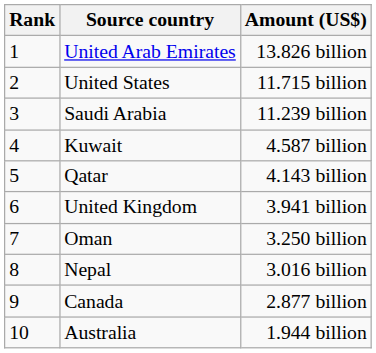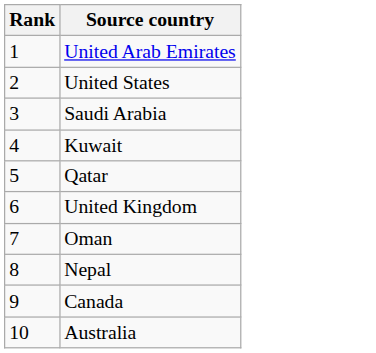- column: (306, 20)
